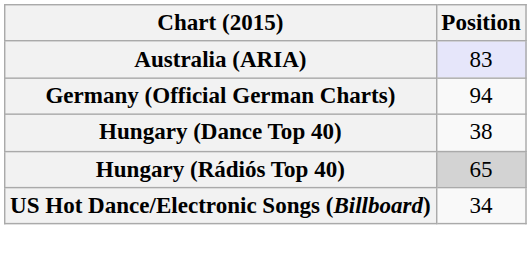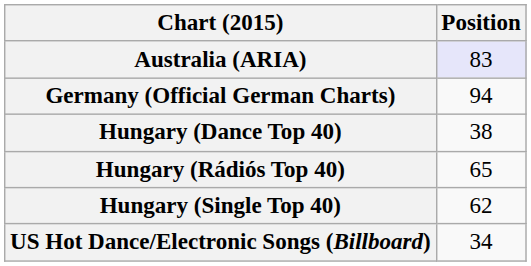(481, 168) lightgrey background -> (481, 168) no background
+ row: (220, 205)
